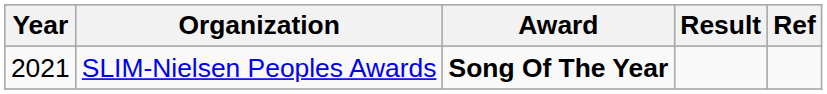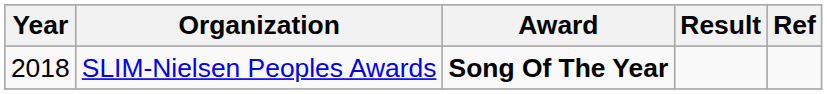(40, 67) 2021 -> (40, 67) 2018
